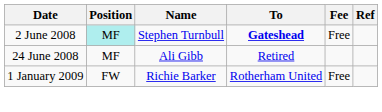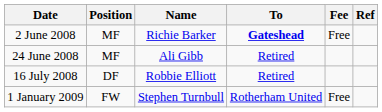(111, 35) paleturquoise background -> (111, 35) no background
(181, 35) Stephen Turnbull -> (181, 35) Richie Barker
+ row: (45, 76)
(181, 76) Richie Barker -> (181, 97) Stephen Turnbull
